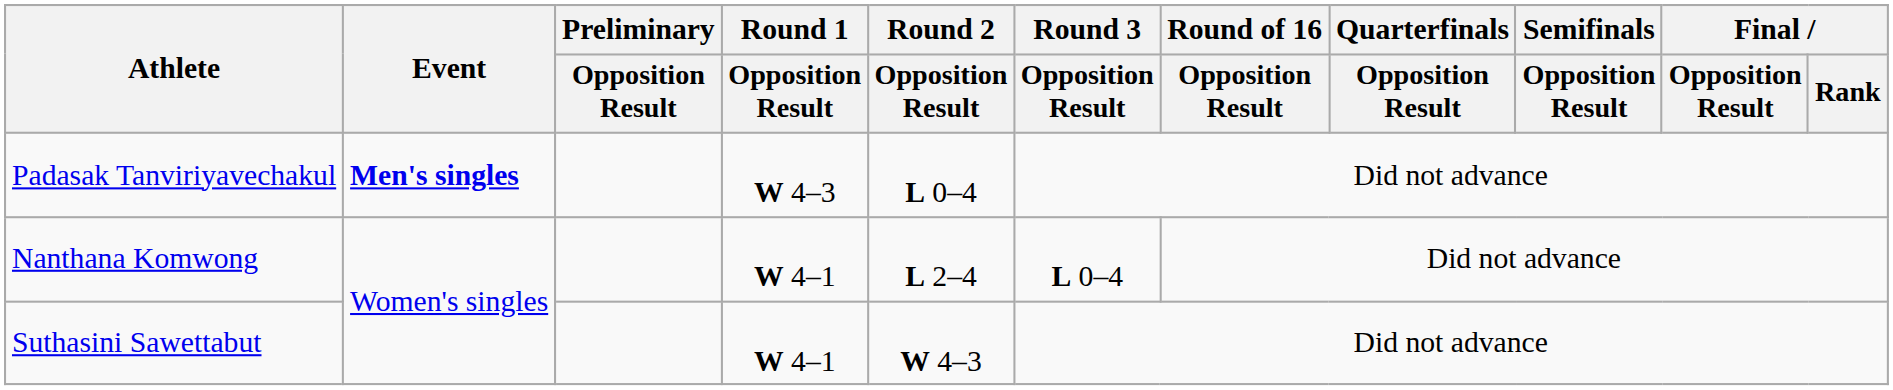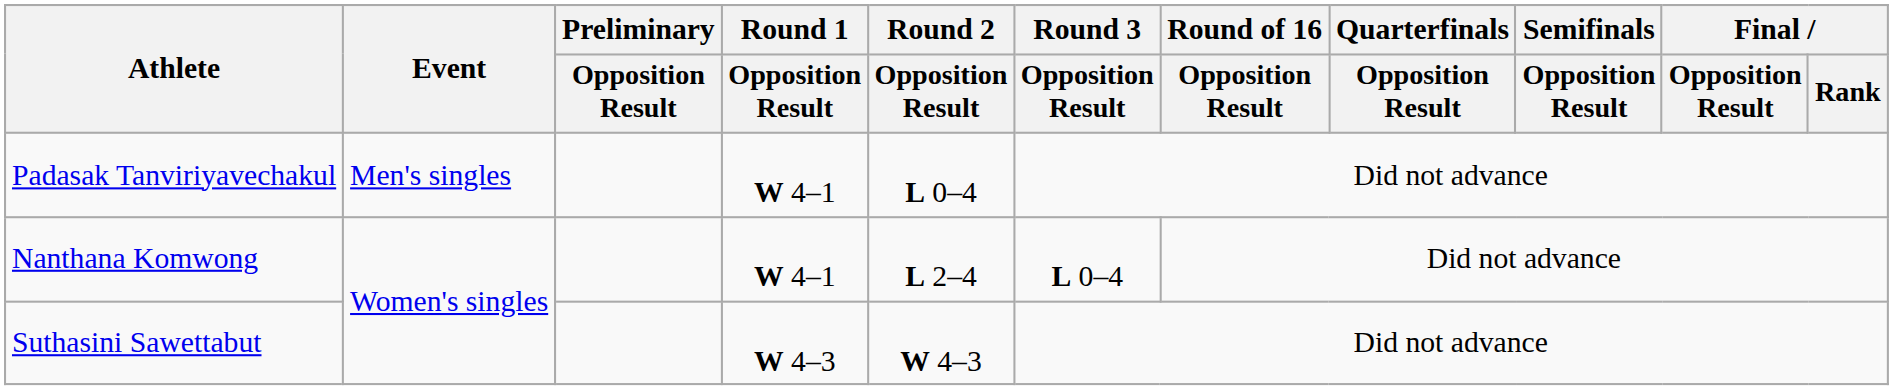(434, 175) bold -> (431, 175) normal
(795, 192) W 4–3 -> (795, 192) W 4–1
(795, 360) W 4–1 -> (795, 360) W 4–3
